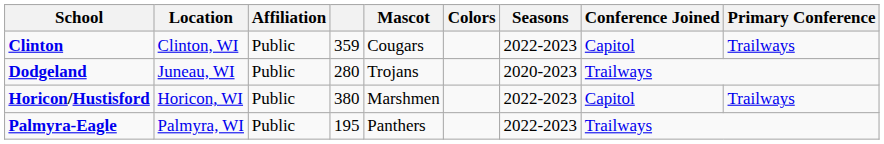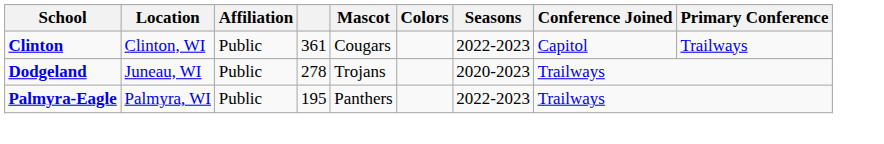(347, 44) 359 -> (314, 44) 361
(347, 71) 280 -> (314, 71) 278
- row: (79, 98)
